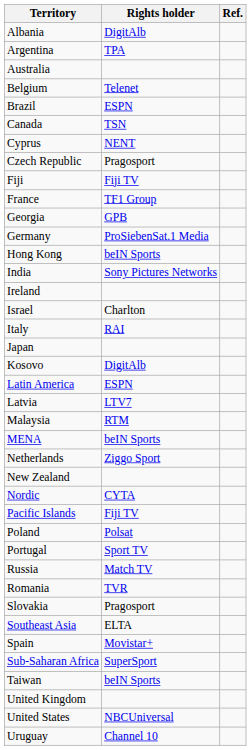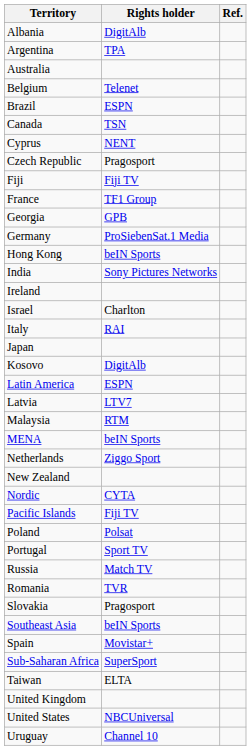(118, 625) ELTA -> (132, 625) beIN Sports
(132, 680) beIN Sports -> (118, 680) ELTA
